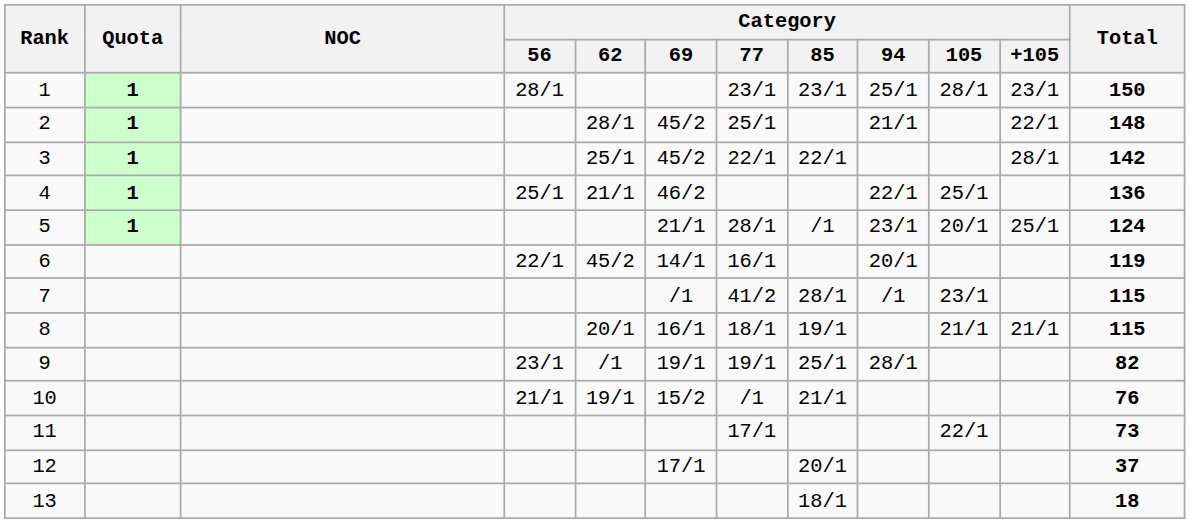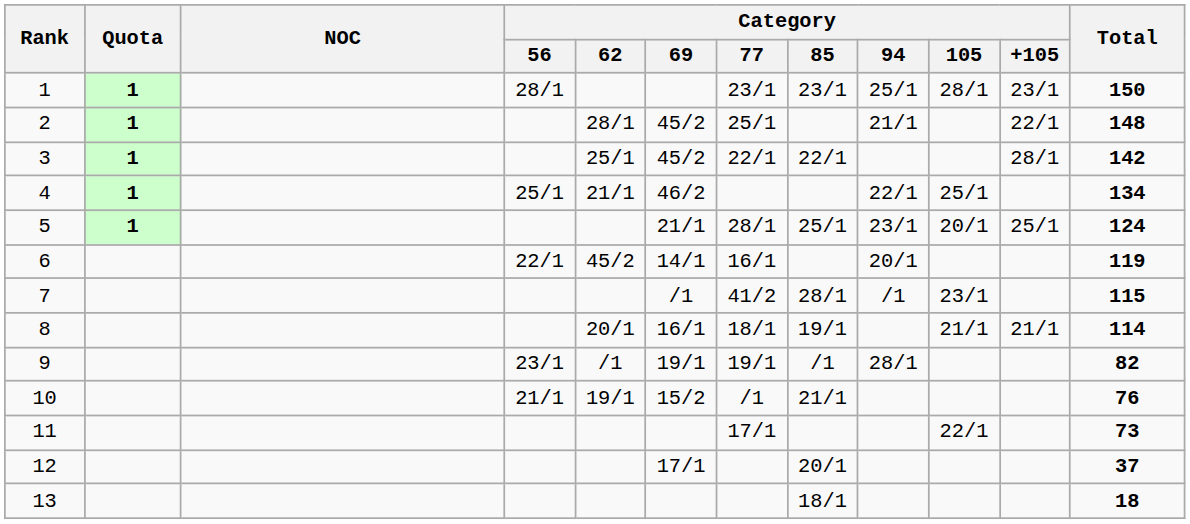(1127, 193) 136 -> (1127, 193) 134
(823, 227) /1 -> (823, 227) 25/1
(1127, 329) 115 -> (1127, 329) 114
(823, 364) 25/1 -> (823, 364) /1
